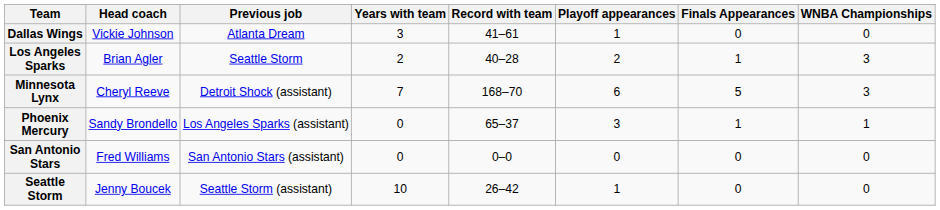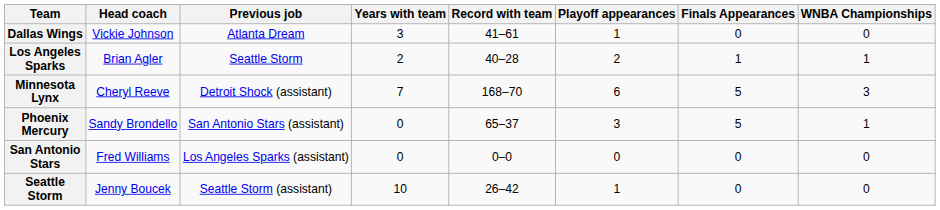(866, 59) 3 -> (866, 59) 1
(266, 124) Los Angeles Sparks (assistant) -> (266, 124) San Antonio Stars (assistant)
(738, 124) 1 -> (738, 124) 5
(266, 157) San Antonio Stars (assistant) -> (266, 157) Los Angeles Sparks (assistant)
